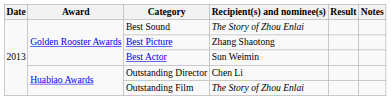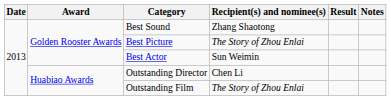(258, 27) The Story of Zhou Enlai -> (243, 27) Zhang Shaotong
(243, 42) Zhang Shaotong -> (258, 42) The Story of Zhou Enlai
